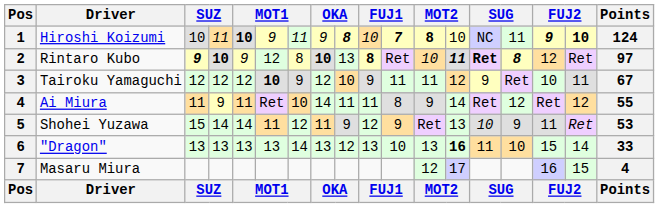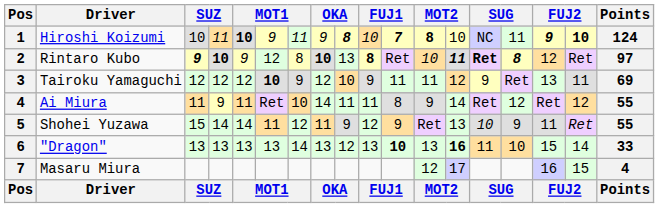(549, 81) 10 -> (549, 81) 13
(625, 81) 67 -> (625, 81) 69
(625, 125) 53 -> (625, 125) 55
(398, 147) normal -> (398, 147) bold
